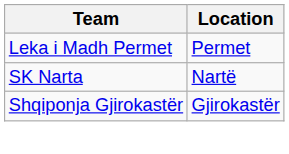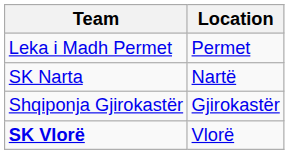+ row: (47, 134)
